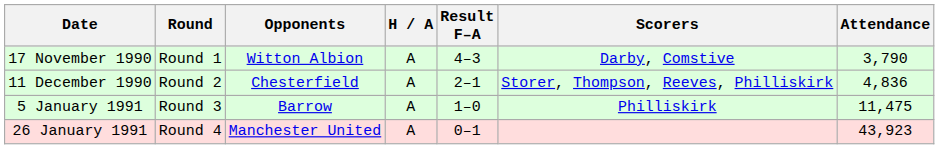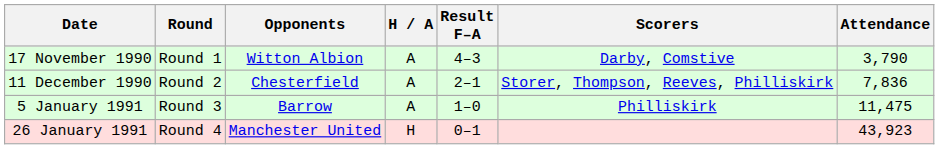(885, 83) 4,836 -> (885, 83) 7,836
(411, 131) A -> (411, 131) H
